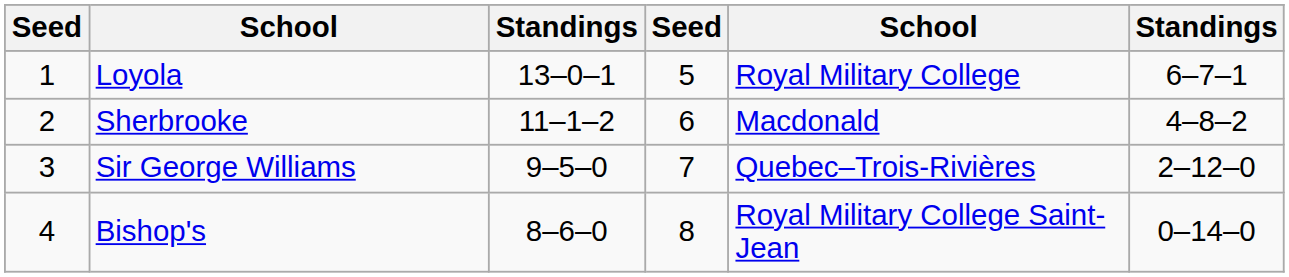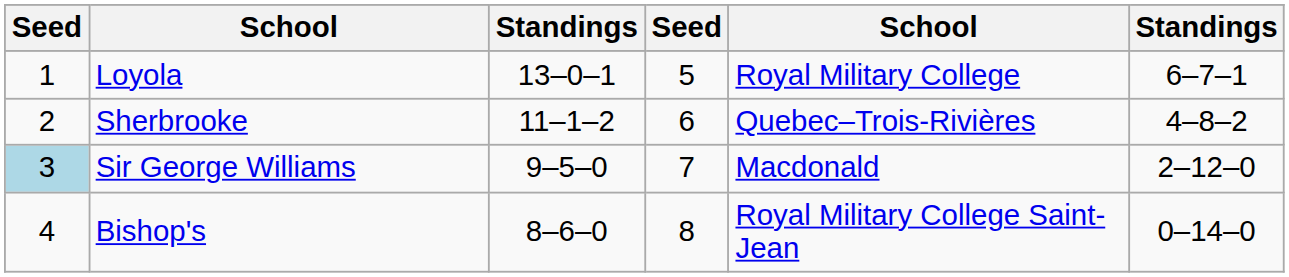(807, 121) Macdonald -> (885, 121) Quebec–Trois-Rivières
(47, 167) no background -> (47, 167) lightblue background
(885, 167) Quebec–Trois-Rivières -> (807, 167) Macdonald
